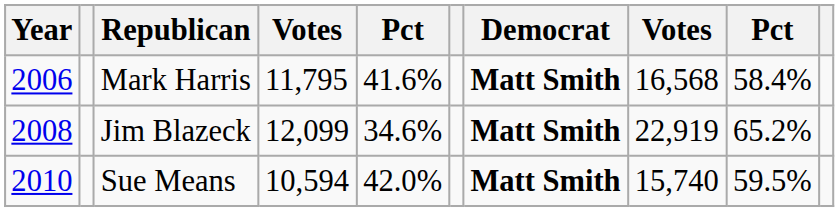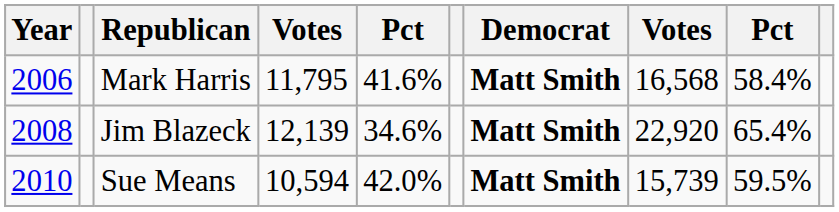(307, 130) 12,099 -> (307, 130) 12,139
(677, 130) 22,919 -> (677, 130) 22,920
(772, 130) 65.2% -> (772, 130) 65.4%
(677, 180) 15,740 -> (677, 180) 15,739
